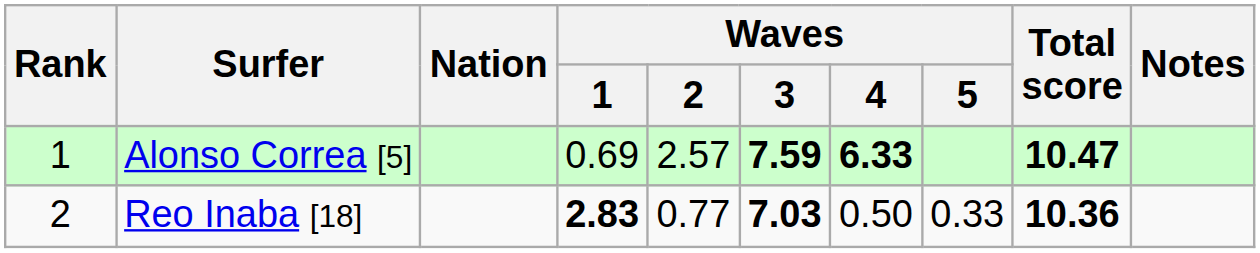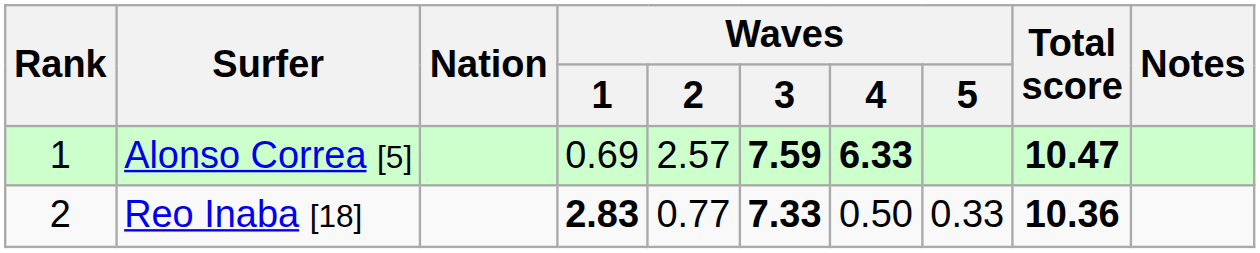(785, 214) 7.03 -> (785, 214) 7.33
